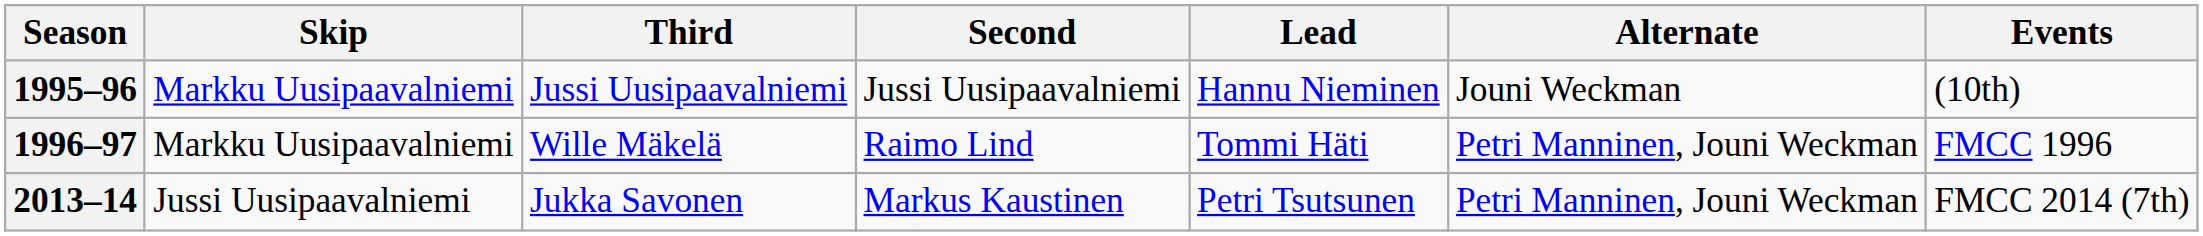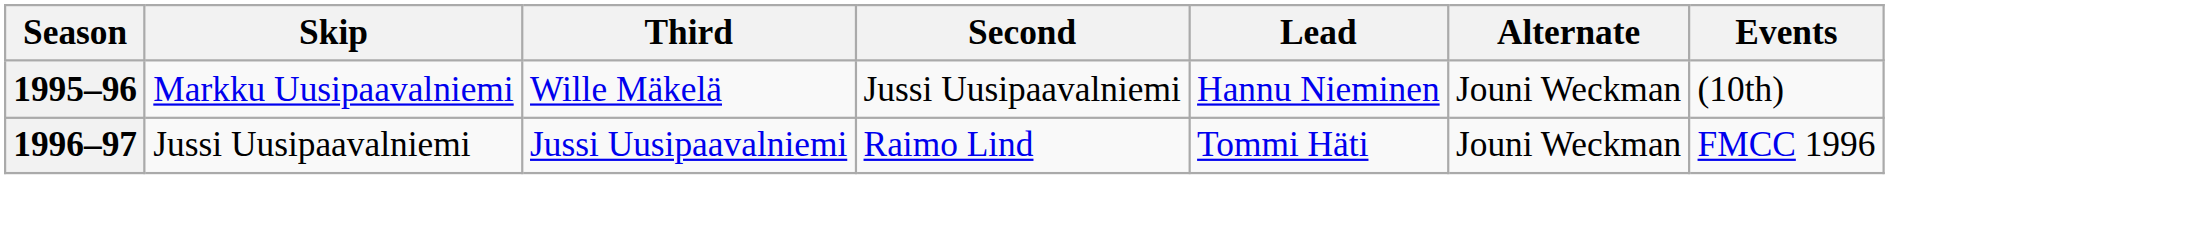(689, 88) Jussi Uusipaavalniemi -> (626, 88) Wille Mäkelä
(334, 144) Markku Uusipaavalniemi -> (312, 144) Jussi Uusipaavalniemi
(626, 144) Wille Mäkelä -> (689, 144) Jussi Uusipaavalniemi
(1687, 144) Petri Manninen, Jouni Weckman -> (1569, 144) Jouni Weckman
- row: (75, 200)
